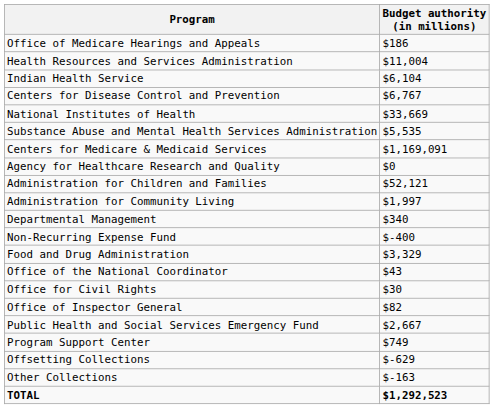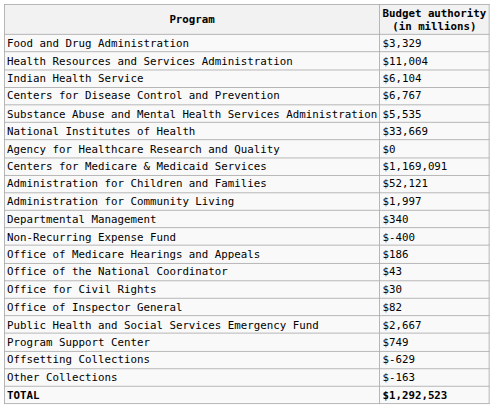rows swapped: (98, 254) <-> (134, 43)
rows swapped: (101, 114) <-> (192, 131)
rows swapped: (143, 166) <-> (137, 149)
